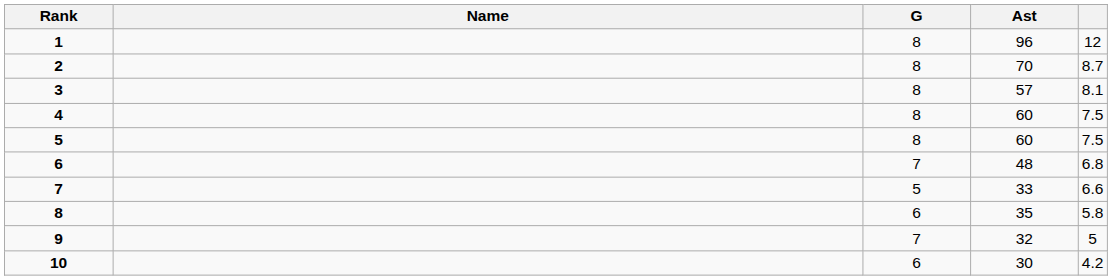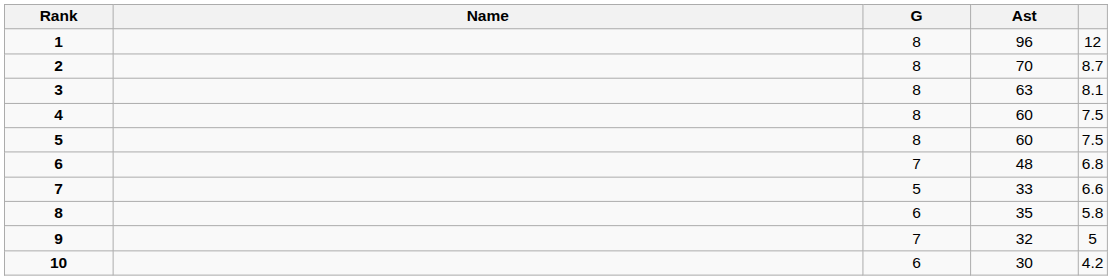(1024, 90) 57 -> (1024, 90) 63
